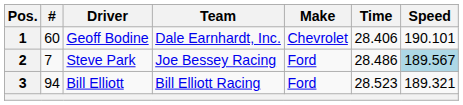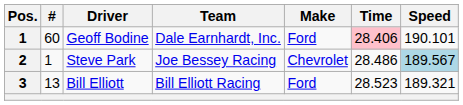(318, 38) Chevrolet -> (302, 38) Ford
(376, 38) no background -> (376, 38) pink background
(48, 61) 7 -> (48, 61) 1
(302, 61) Ford -> (318, 61) Chevrolet
(52, 83) 94 -> (52, 83) 13
